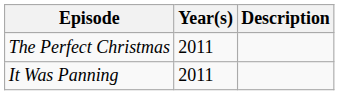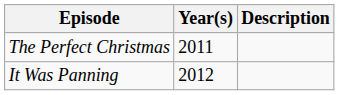(196, 75) 2011 -> (196, 75) 2012
